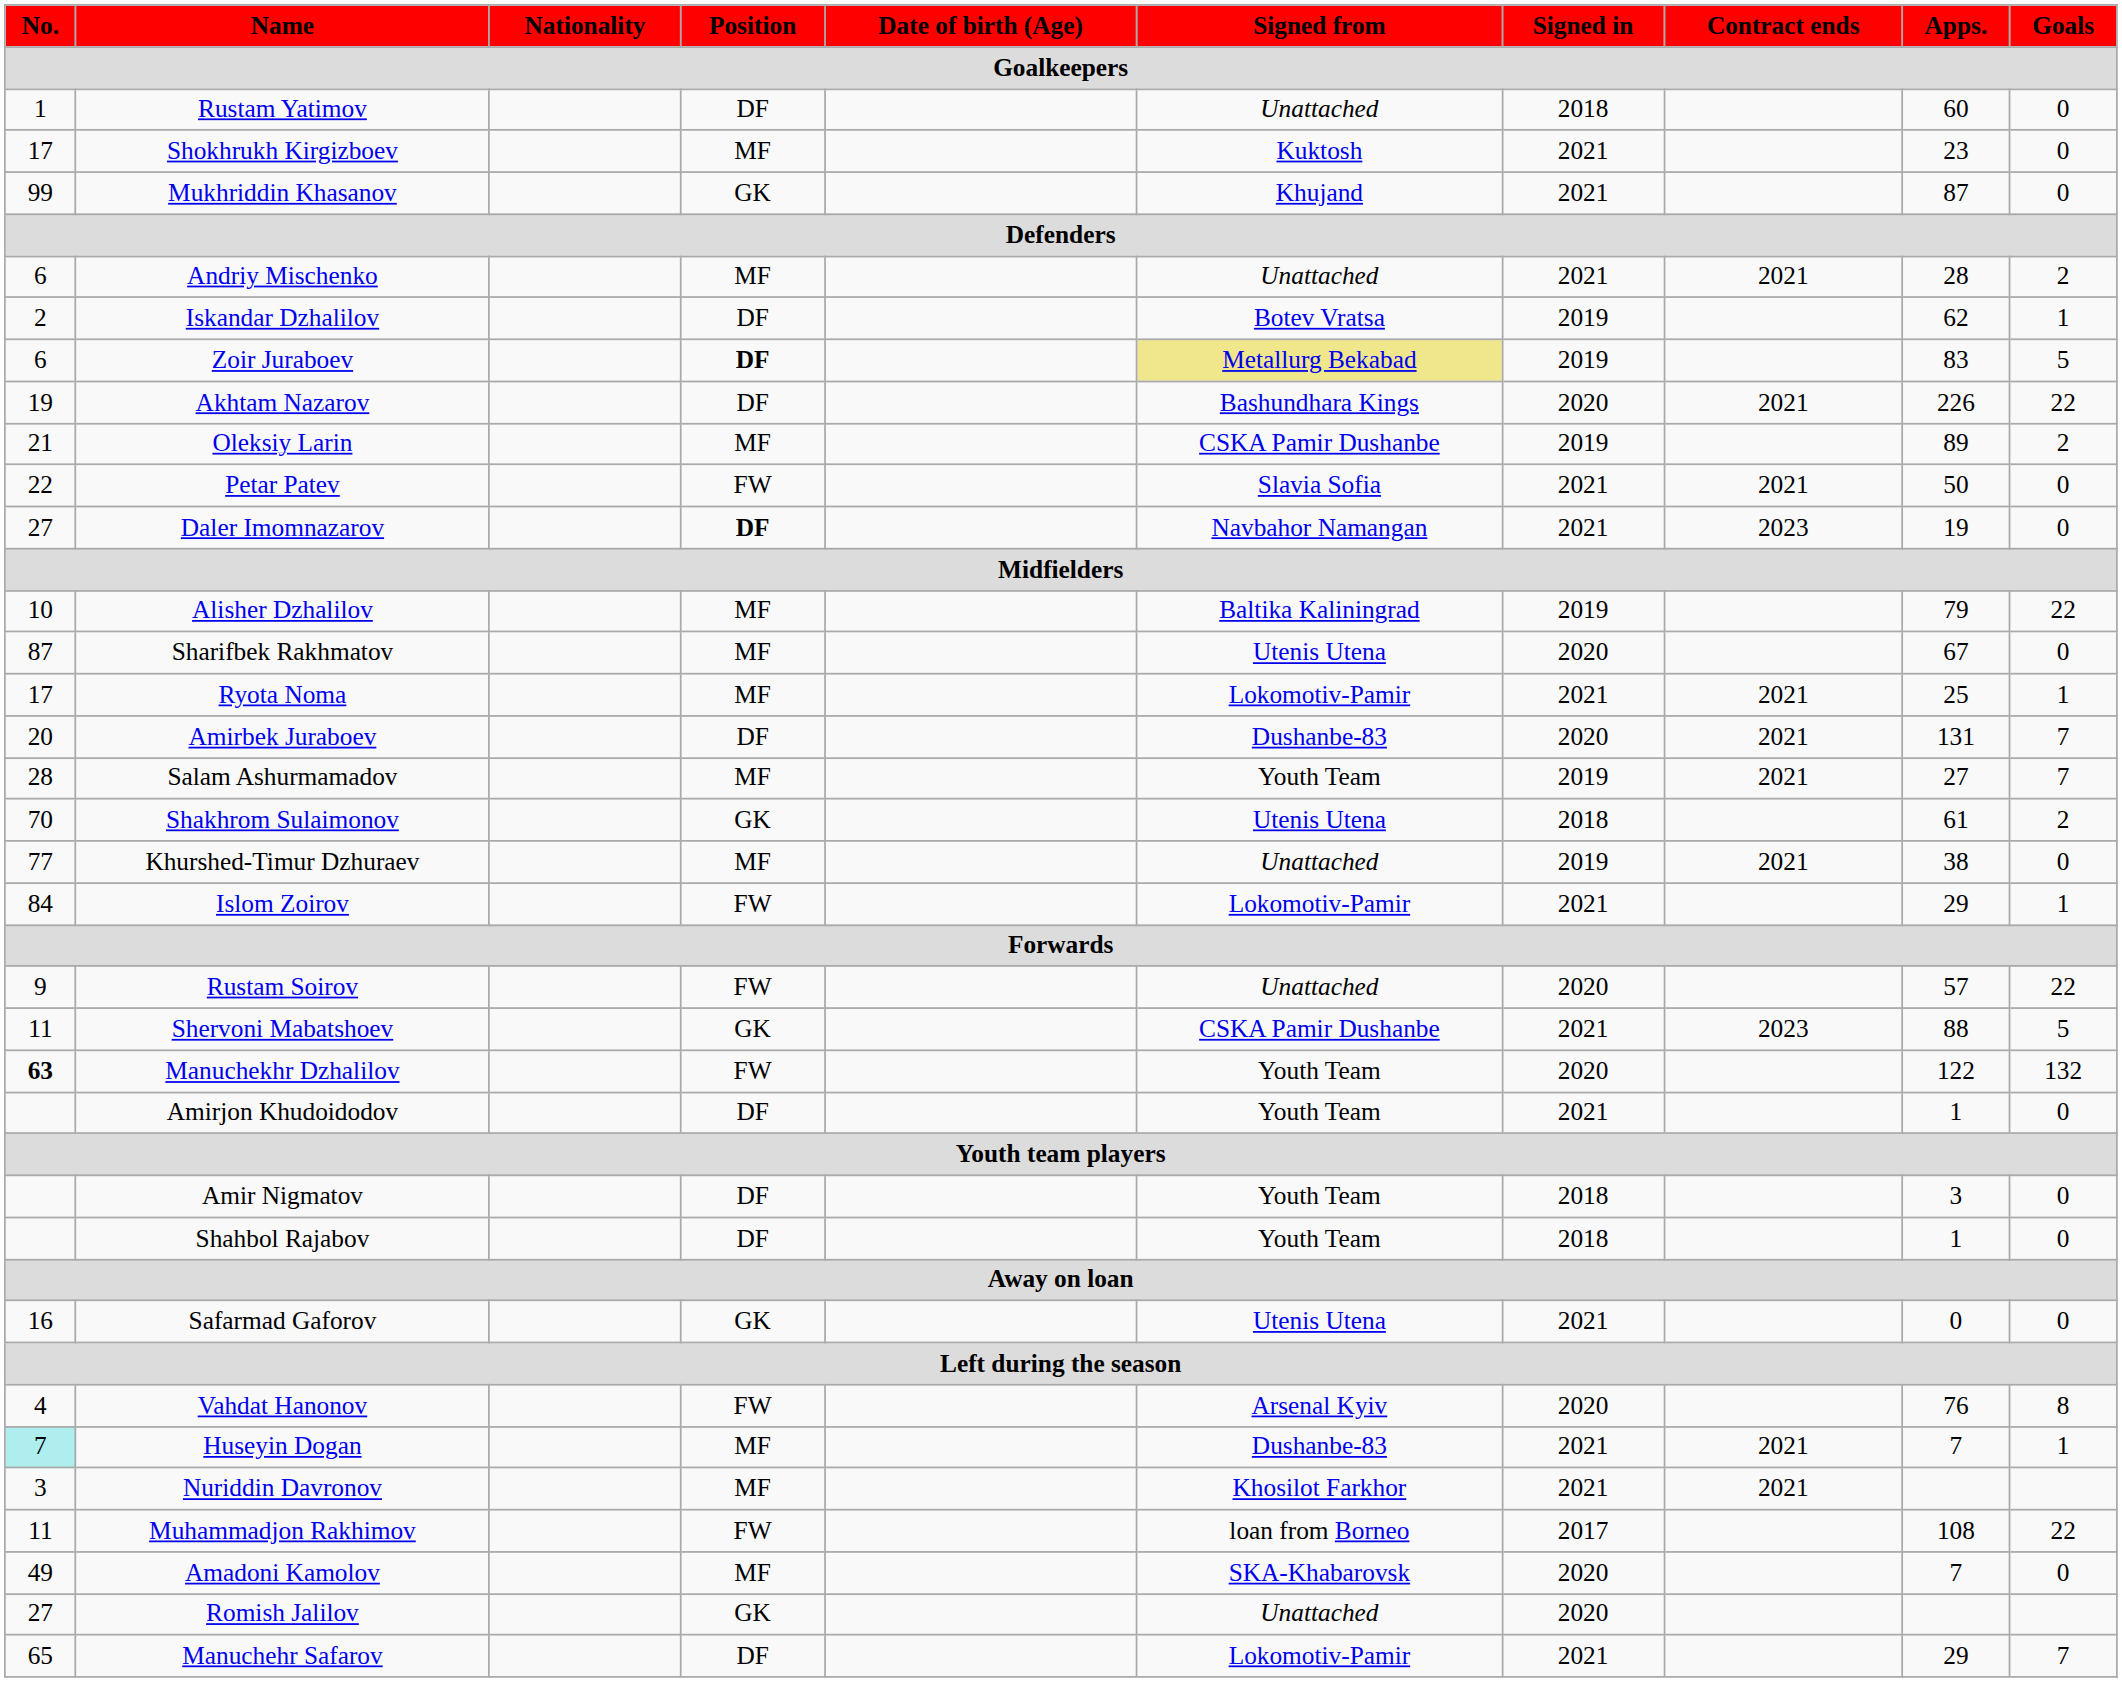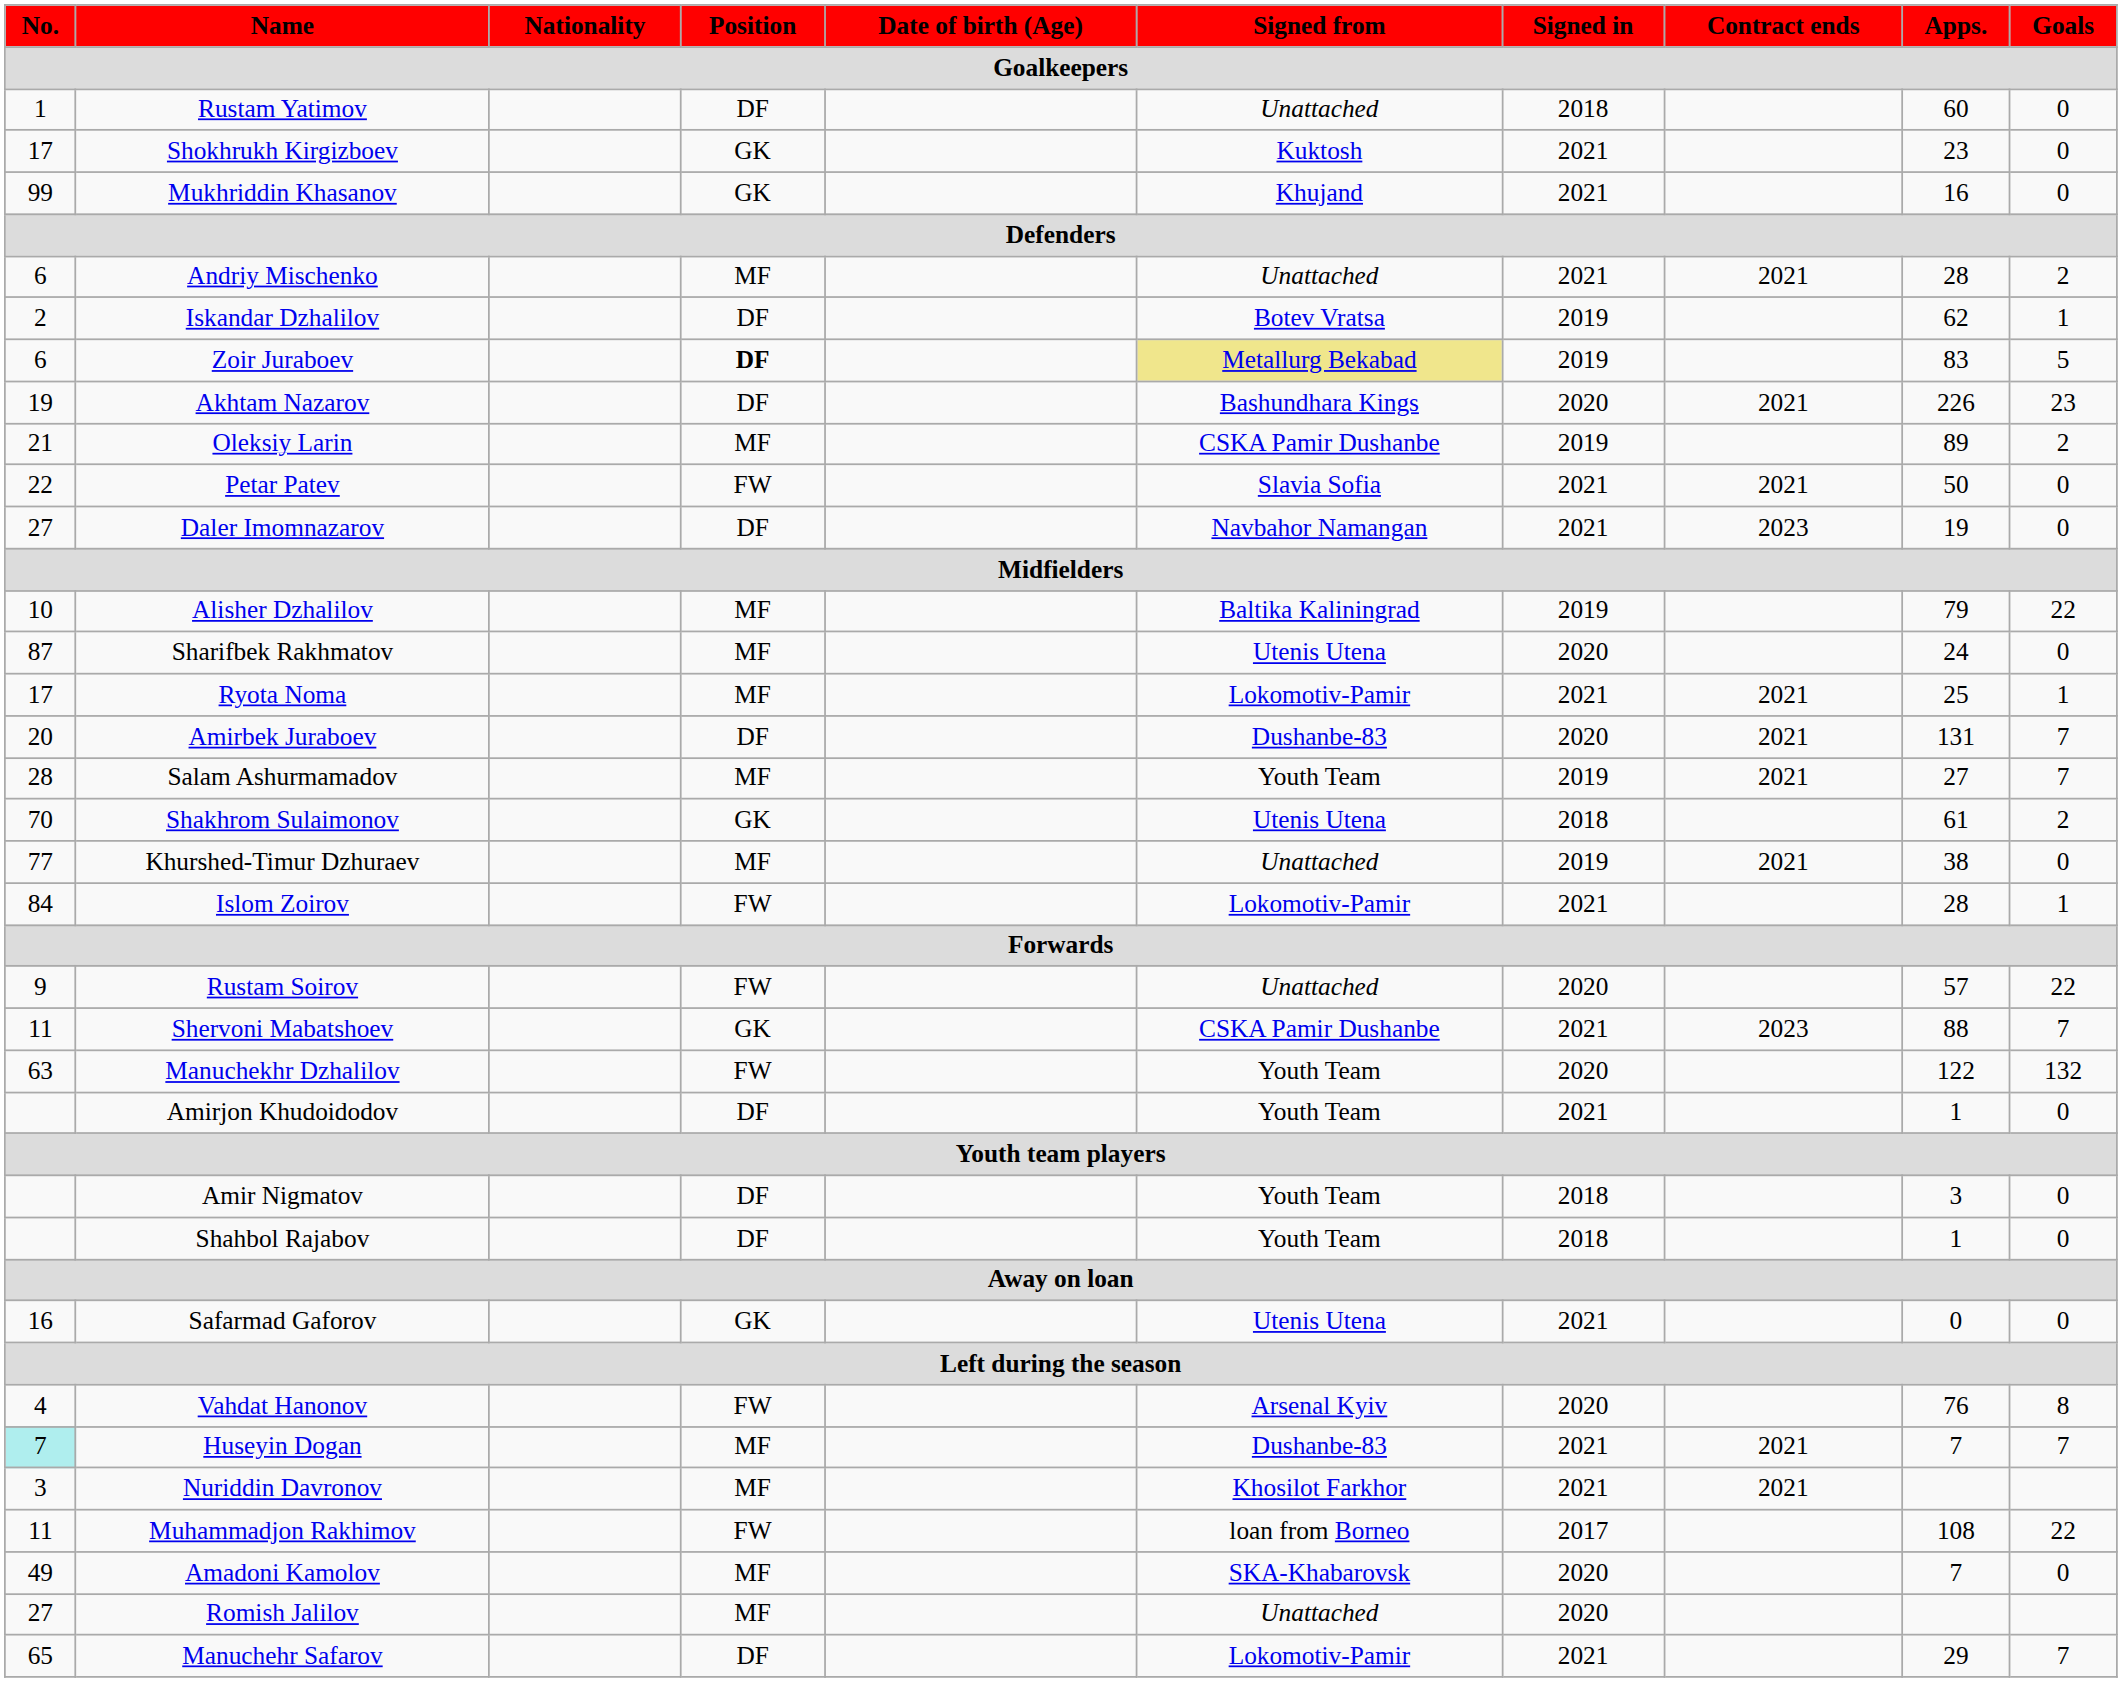(753, 151) MF -> (753, 151) GK
(1956, 192) 87 -> (1956, 192) 16
(2063, 401) 22 -> (2063, 401) 23
(753, 527) bold -> (753, 527) normal
(1956, 652) 67 -> (1956, 652) 24
(1956, 903) 29 -> (1956, 903) 28
(2063, 1028) 5 -> (2063, 1028) 7
(40, 1070) bold -> (40, 1070) normal
(2063, 1446) 1 -> (2063, 1446) 7
(753, 1614) GK -> (753, 1614) MF
